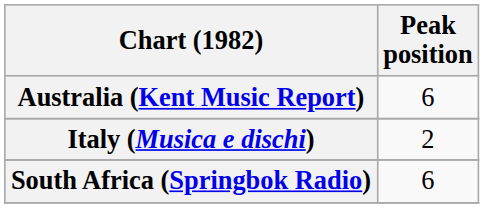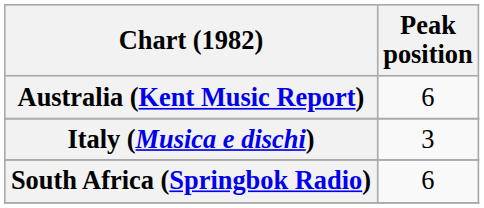(428, 138) 2 -> (428, 138) 3
